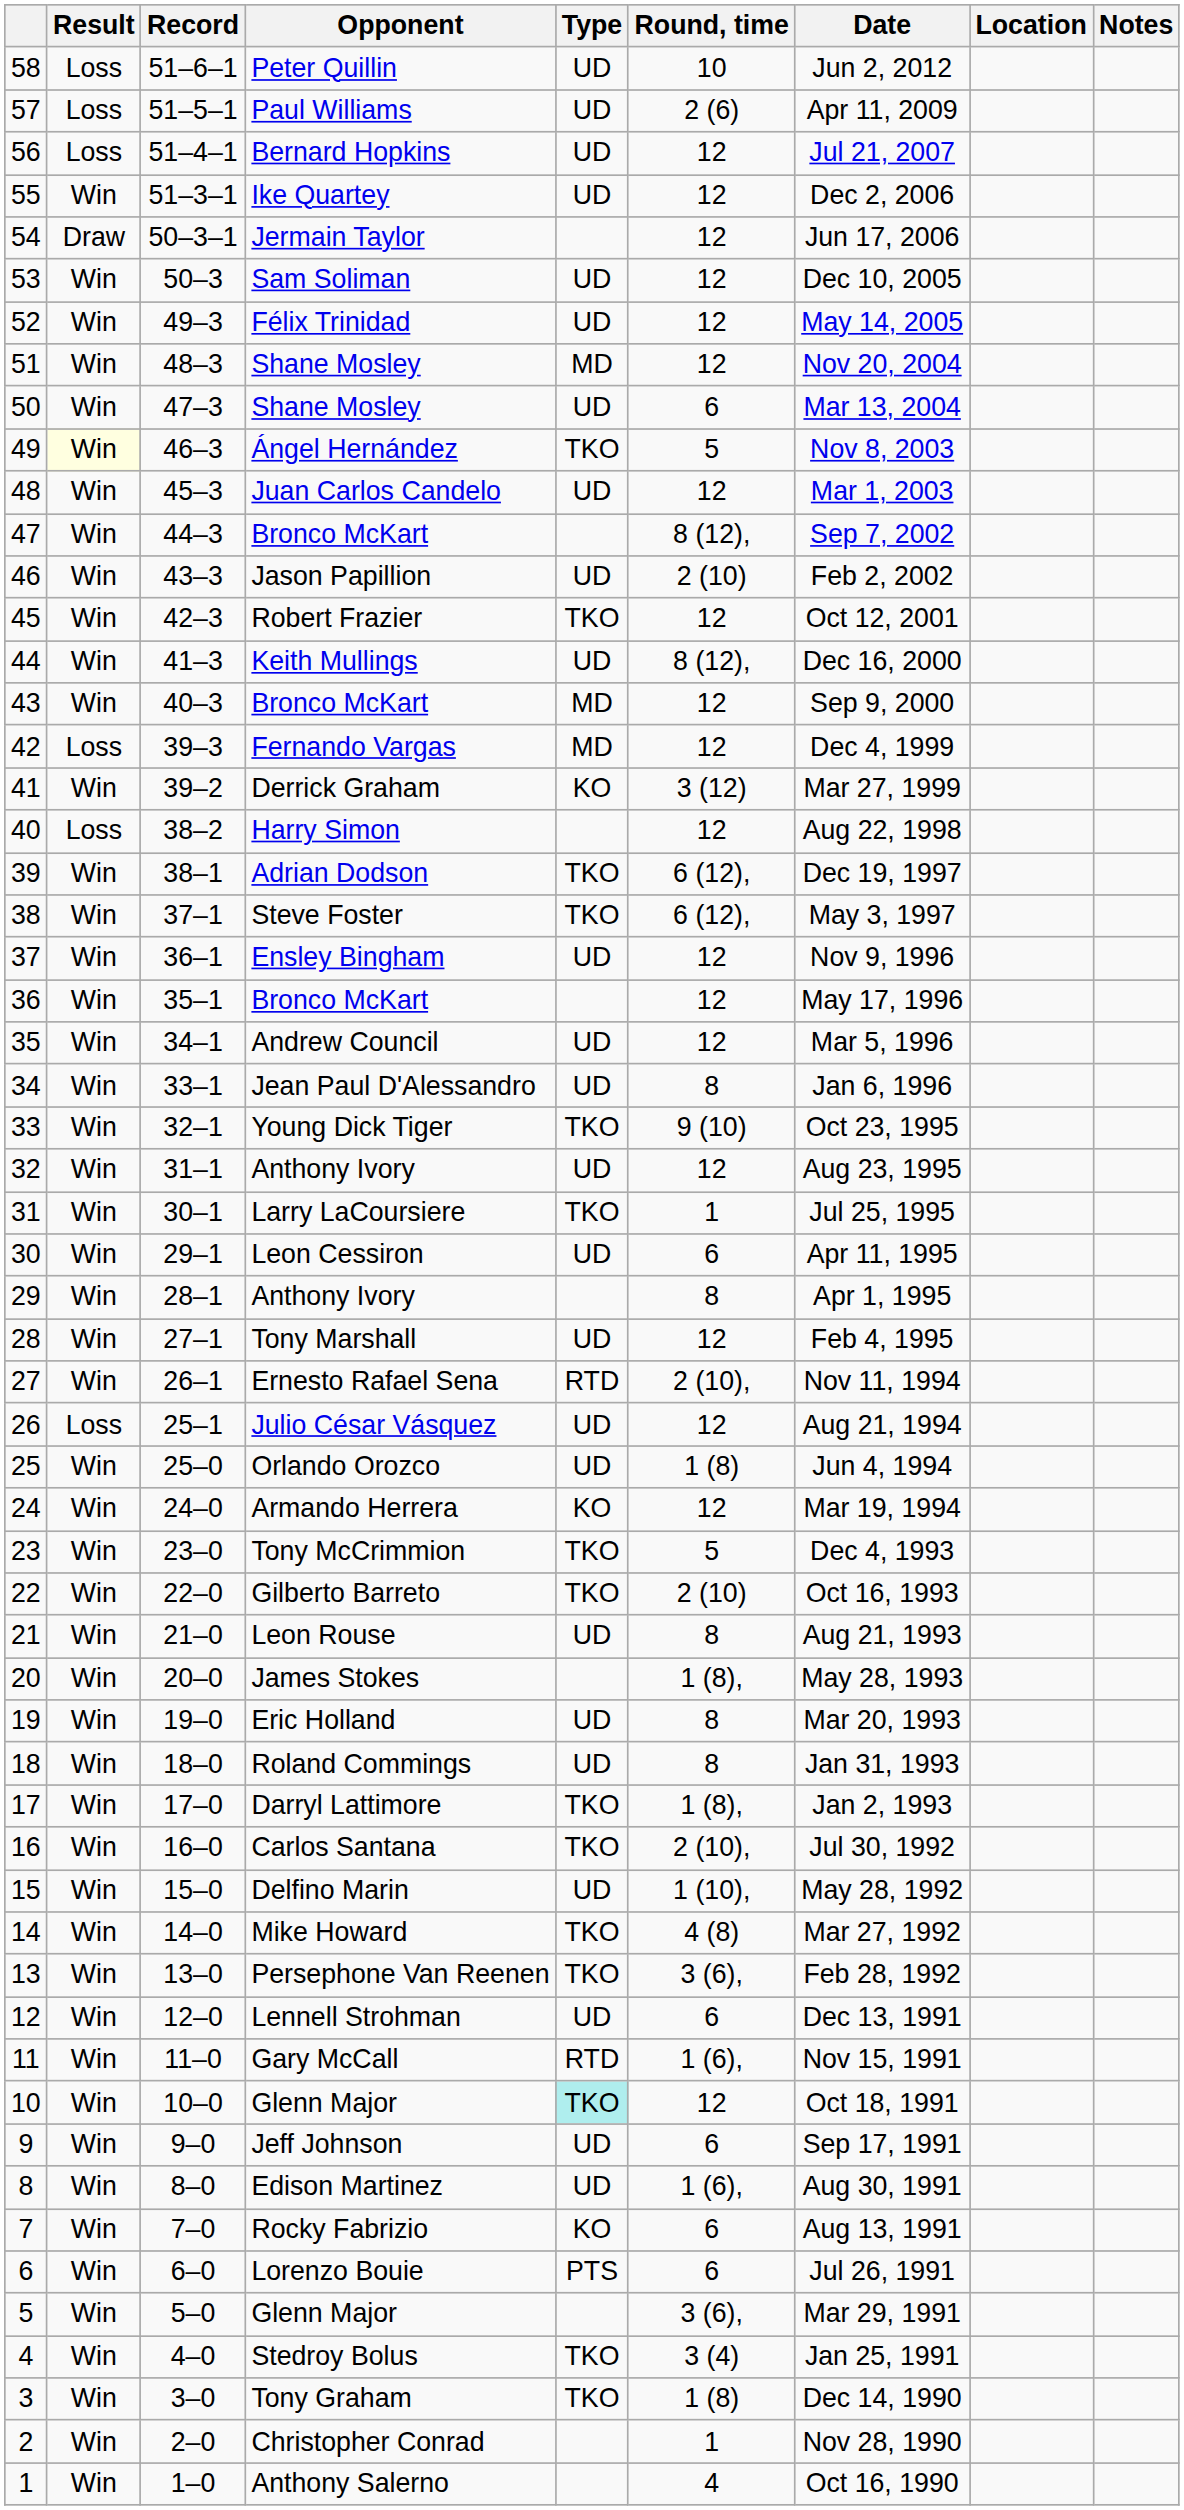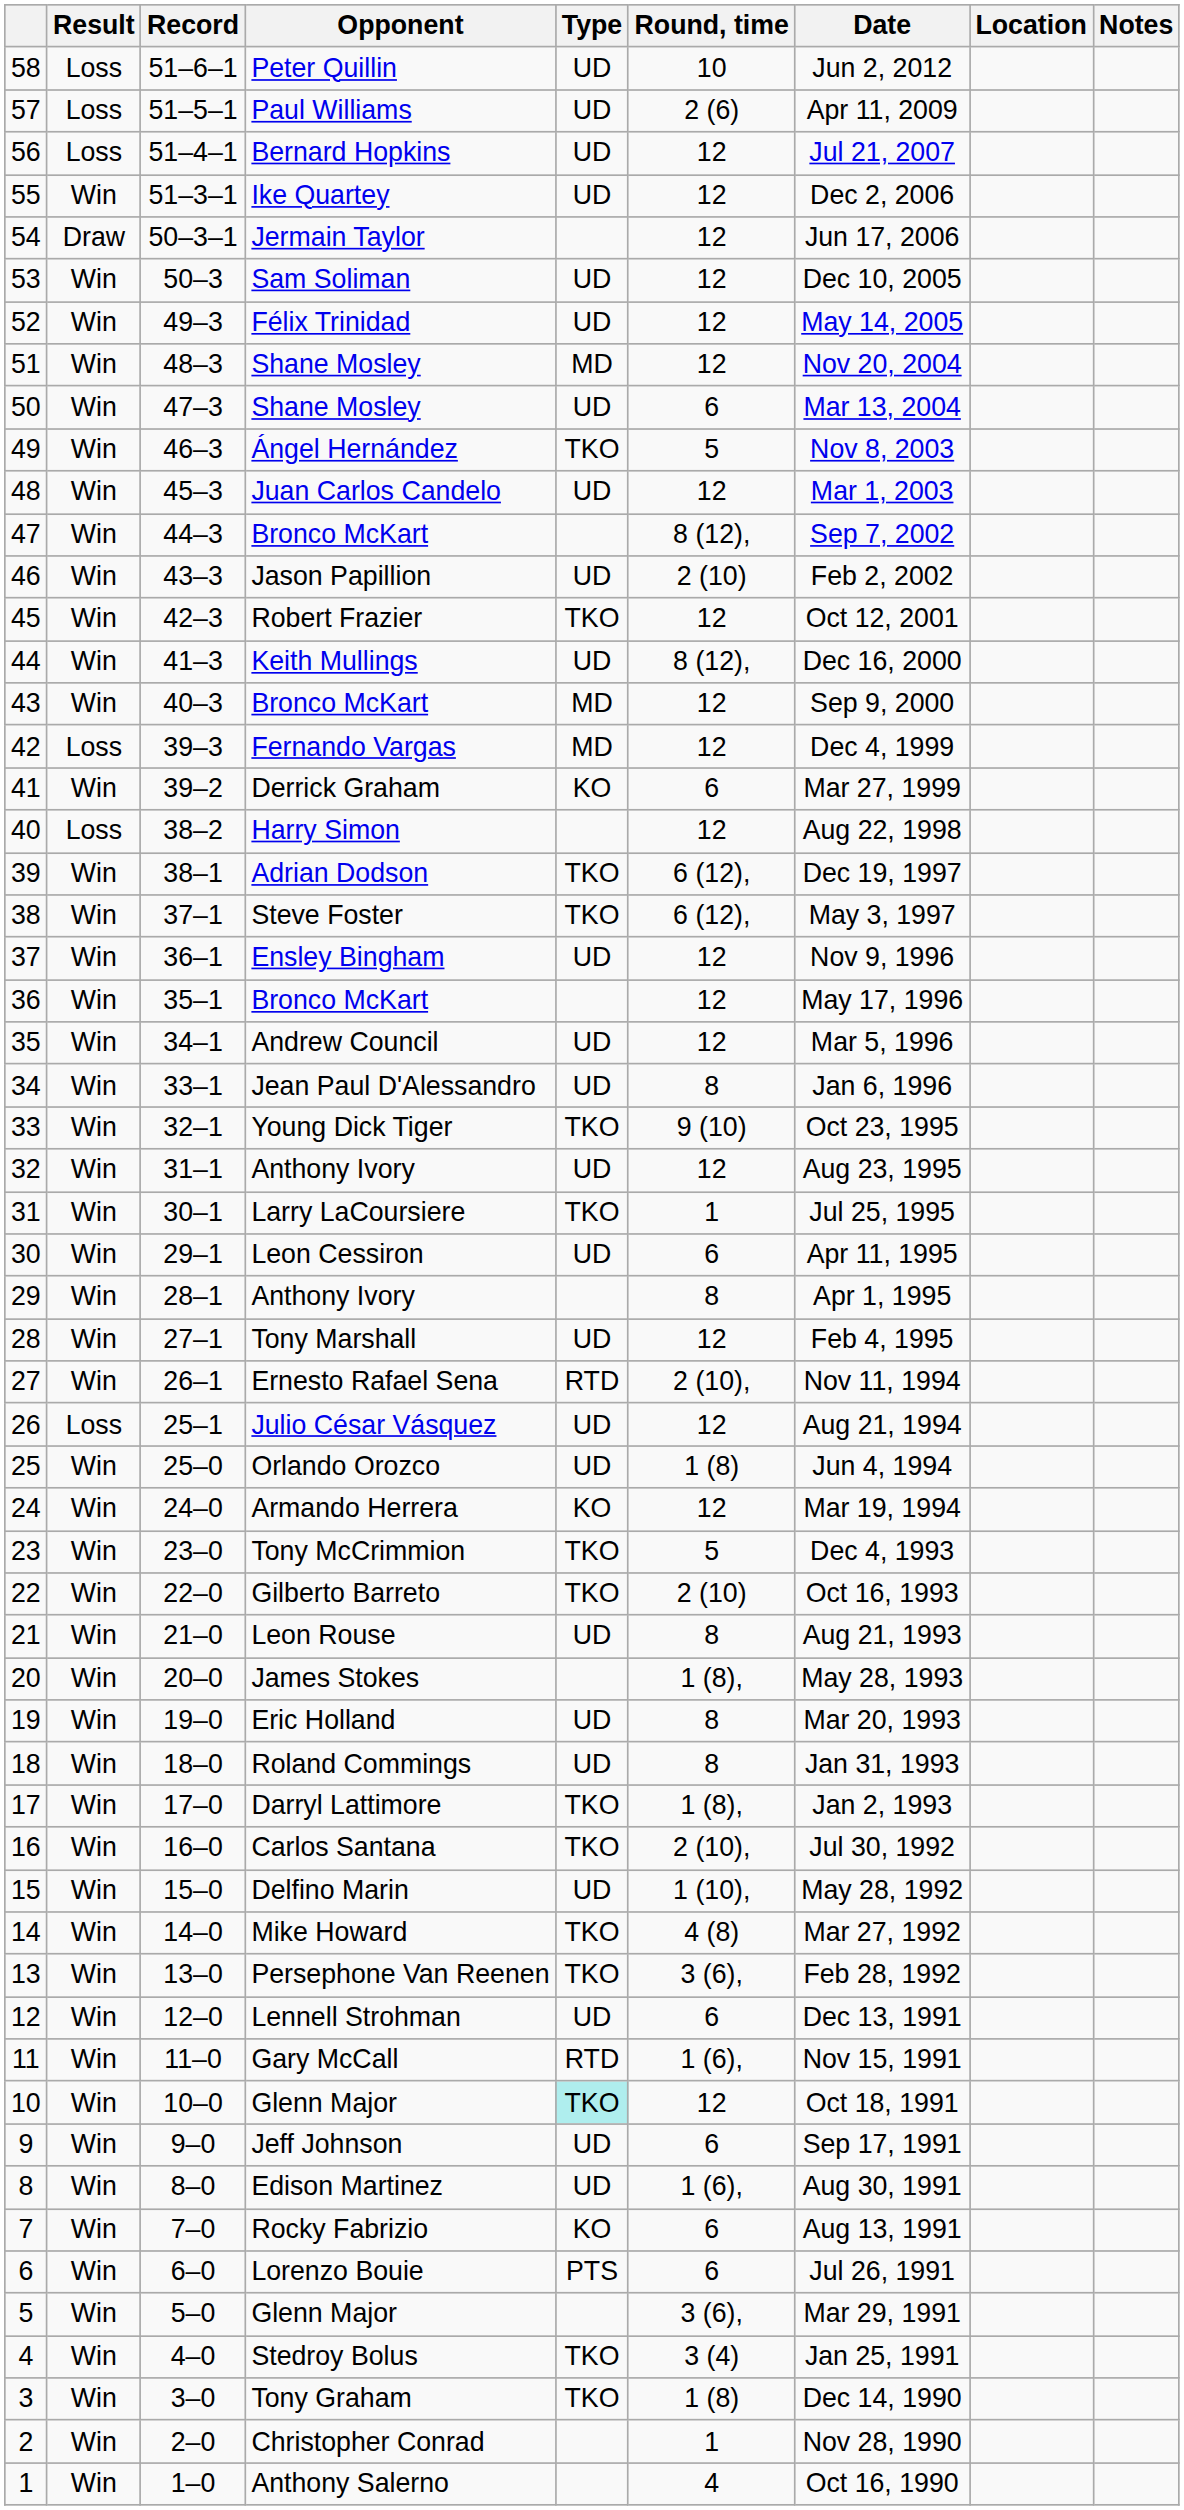(94, 449) lightyellow background -> (94, 449) no background
(712, 788) 3 (12) -> (712, 788) 6
